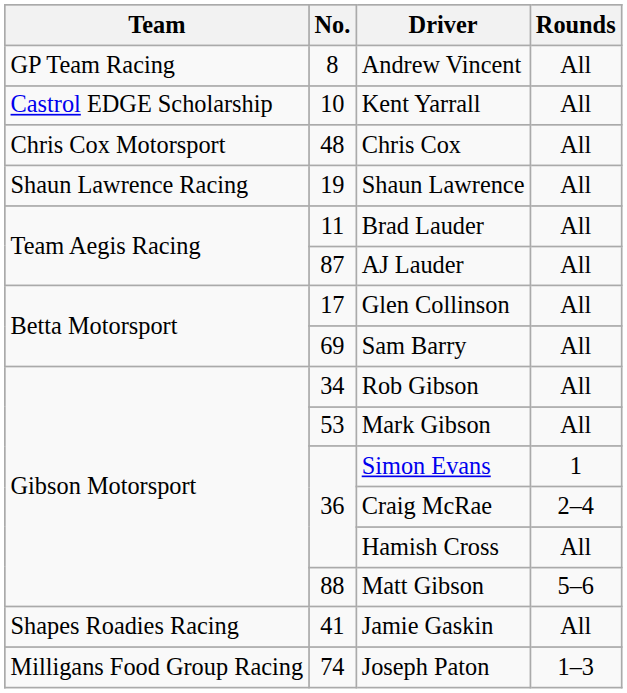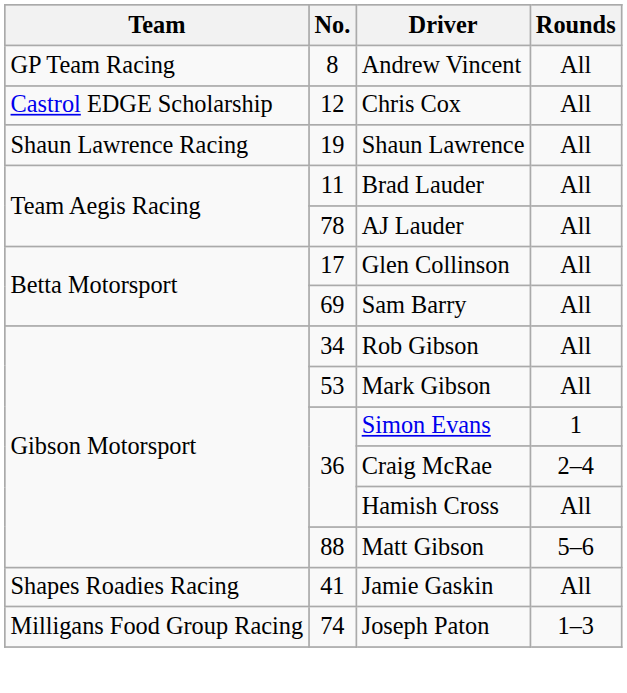- row: (421, 105)
(118, 145) Chris Cox Motorsport -> (142, 105) Castrol EDGE Scholarship
(332, 145) 48 -> (332, 105) 12
(332, 265) 87 -> (332, 225) 78
